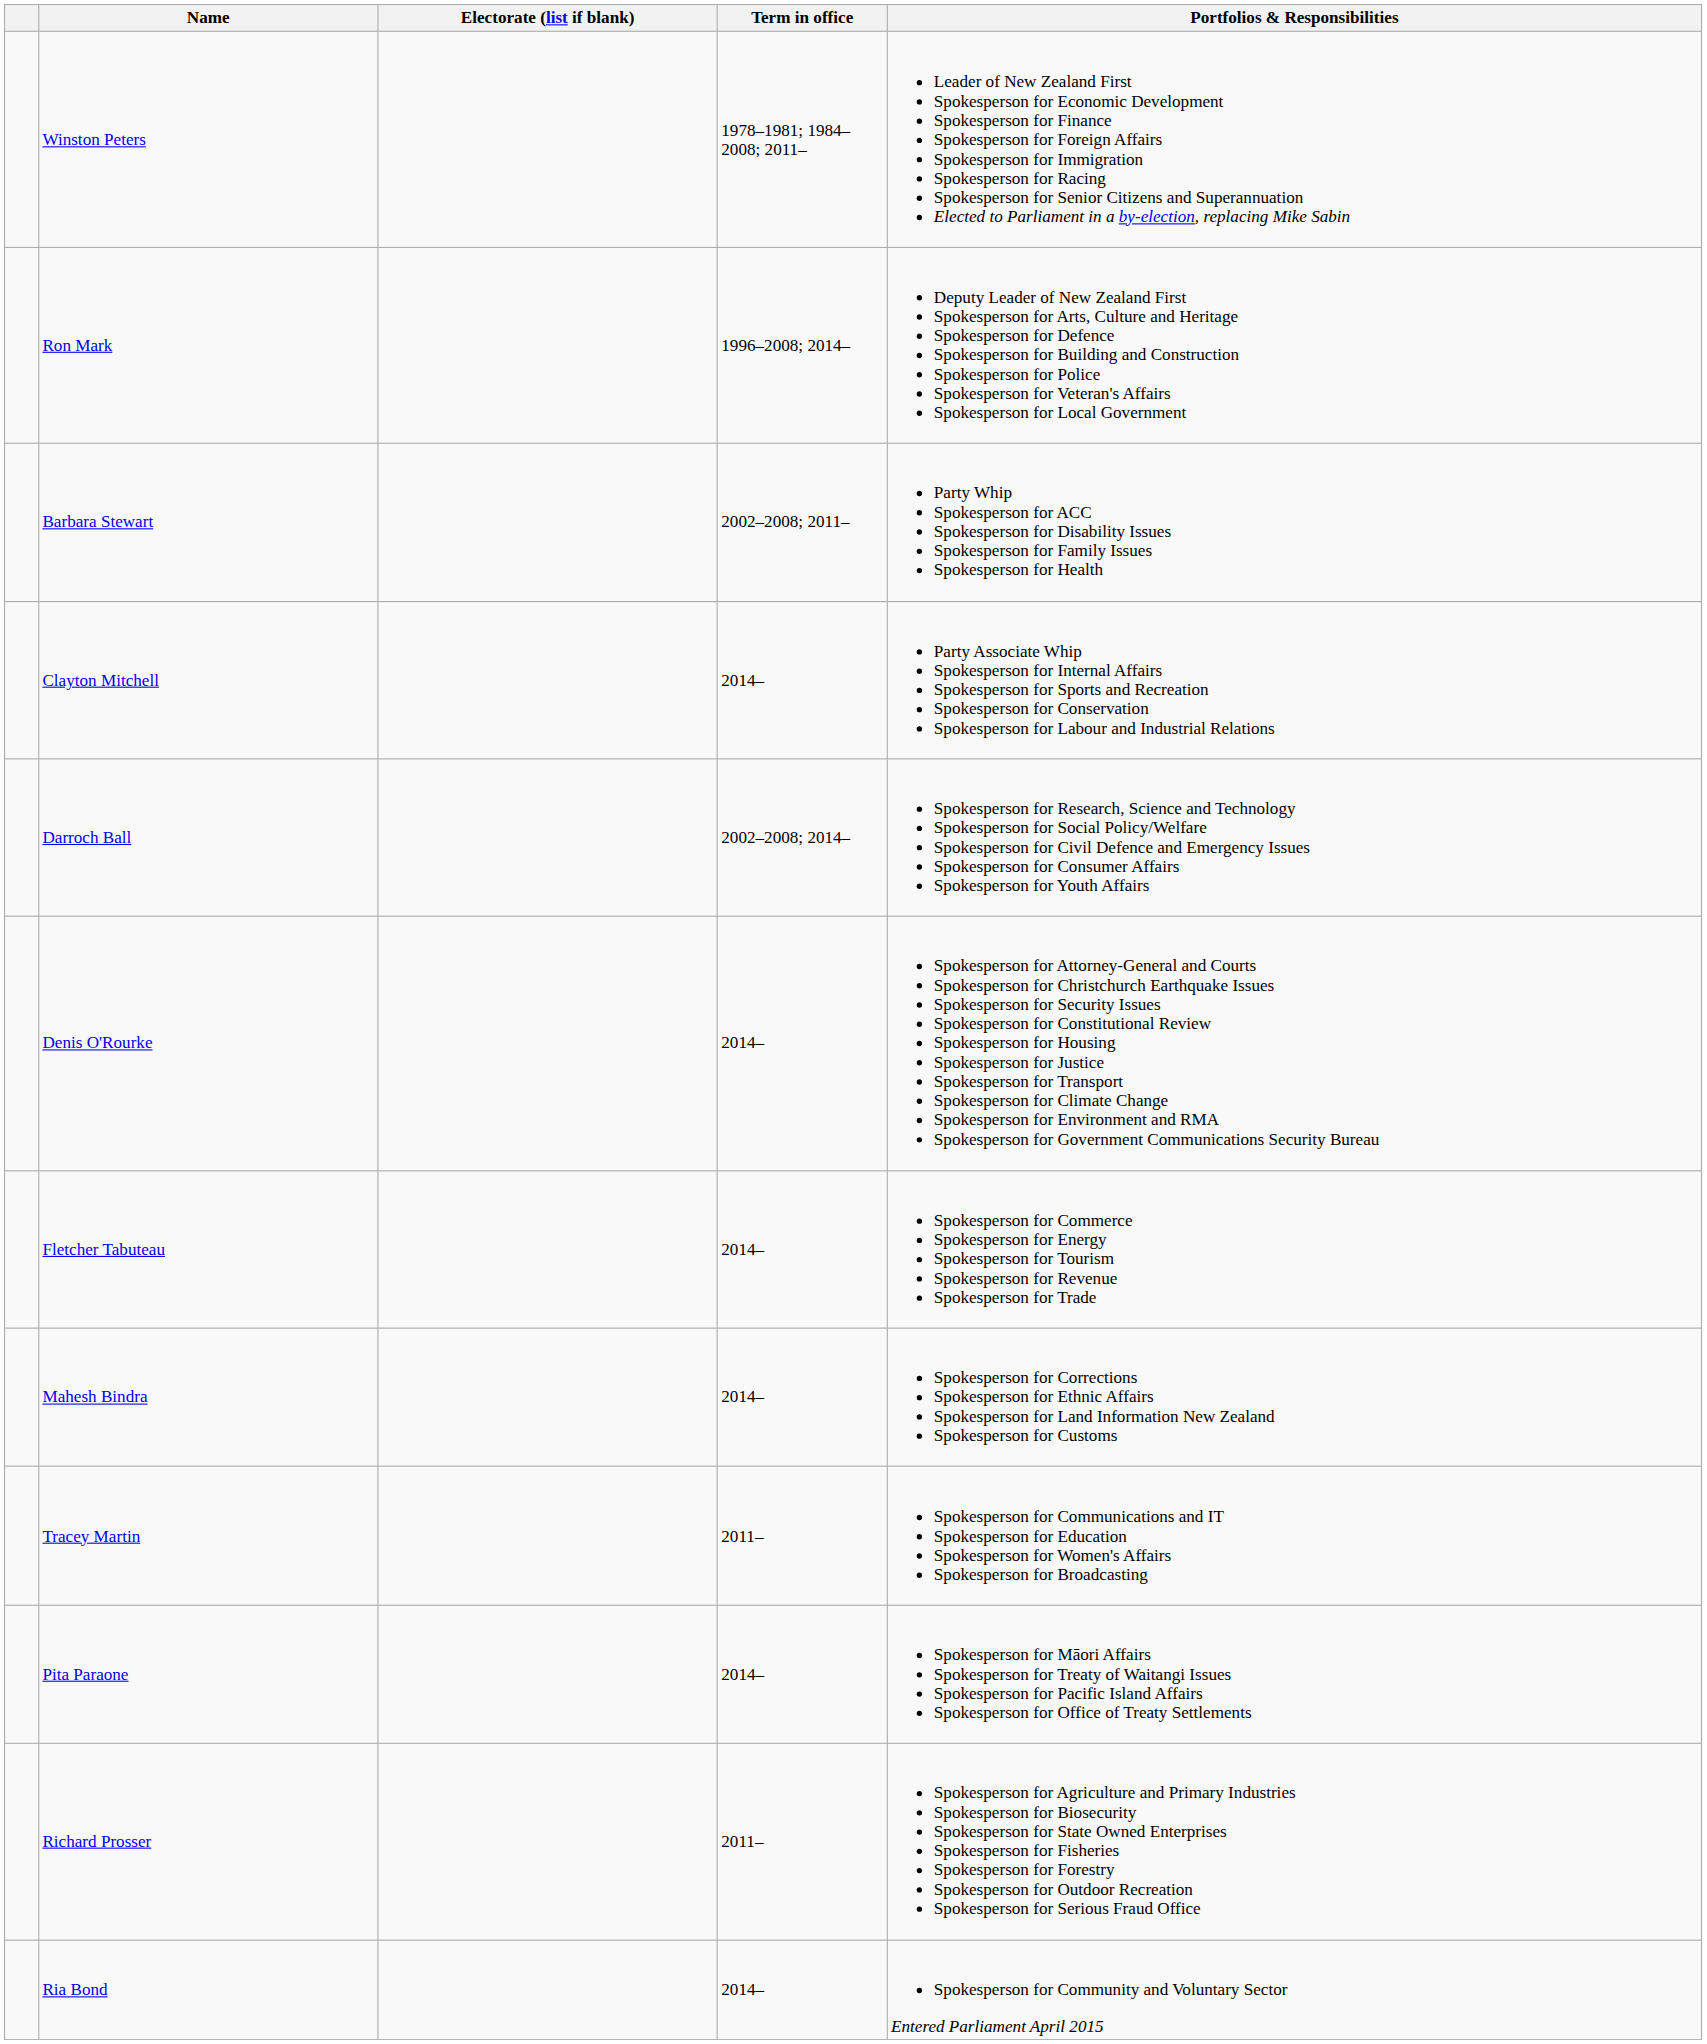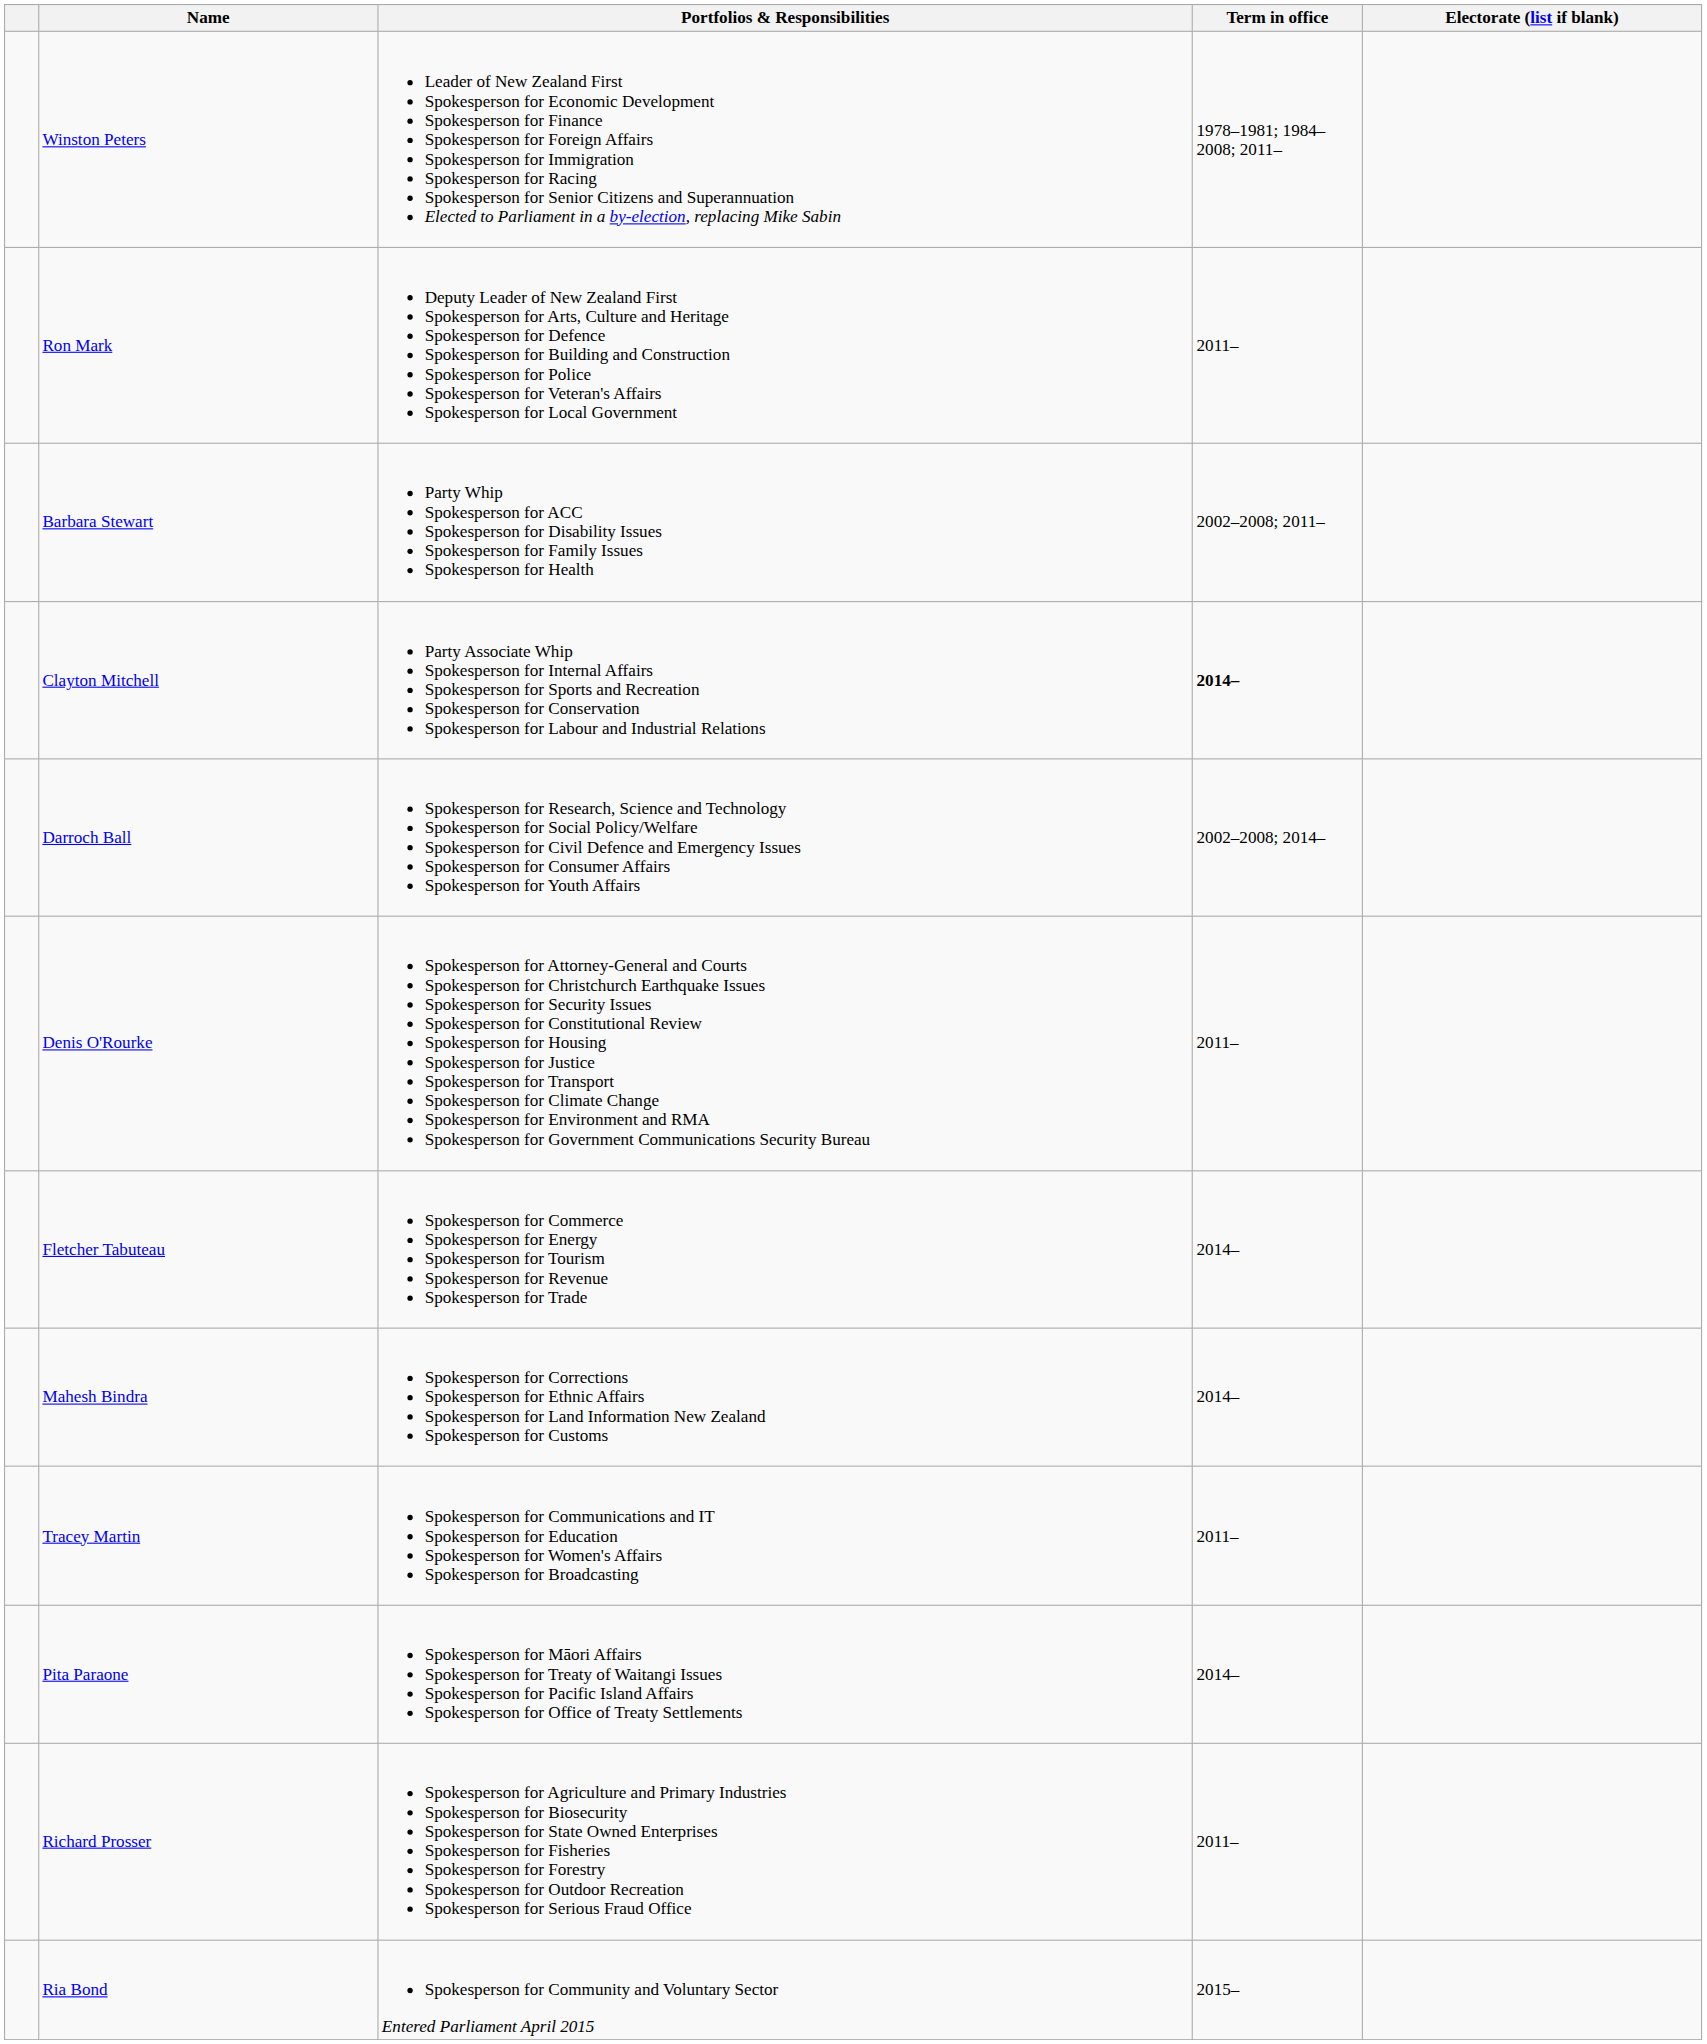columns swapped: (548, 18) <-> (1294, 18)
(786, 345) 1996–2008; 2014– -> (1218, 345) 2011–
(743, 679) normal -> (1218, 679) bold
(743, 1043) 2014– -> (1218, 1043) 2011–
(743, 1989) 2014– -> (1218, 1989) 2015–
